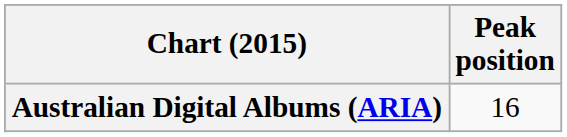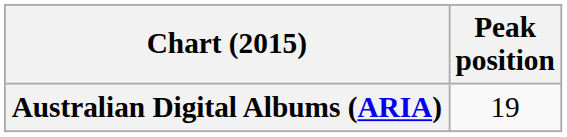(505, 107) 16 -> (505, 107) 19
